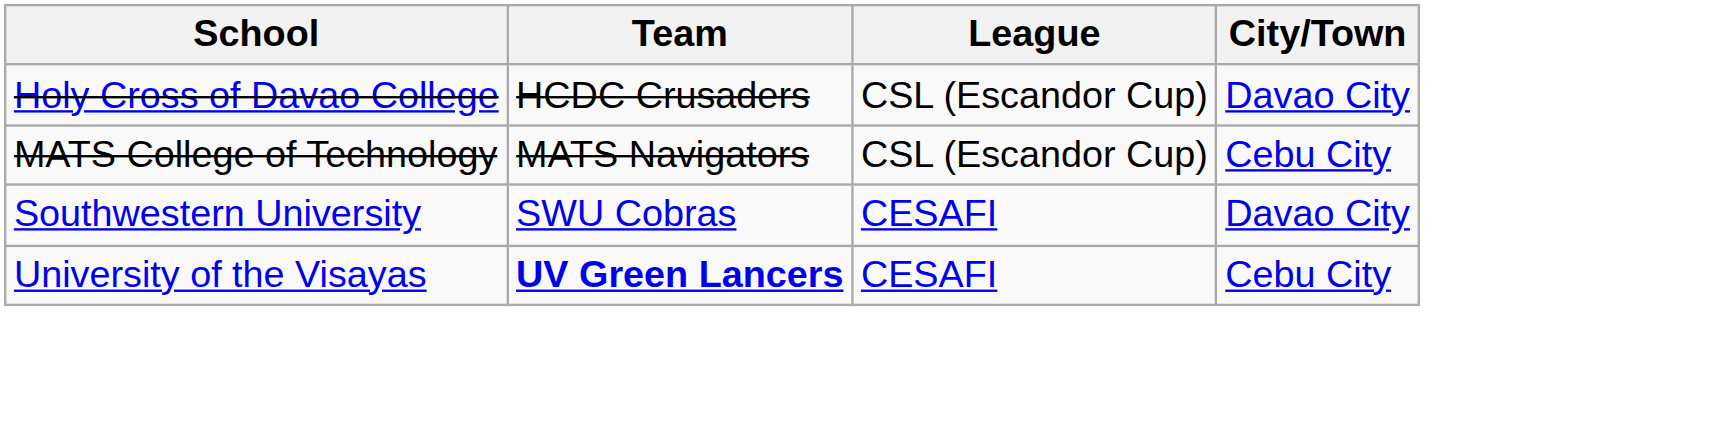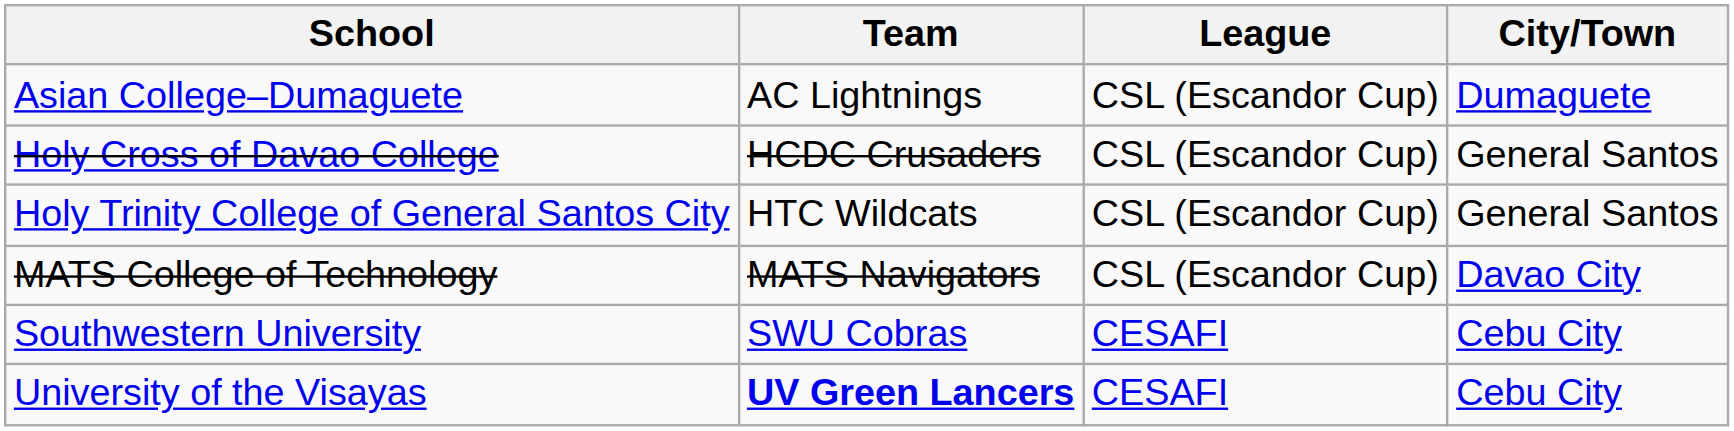+ row: (238, 94)
(1318, 94) Davao City -> (1587, 154) General Santos
+ row: (372, 214)
(1308, 154) Cebu City -> (1549, 273) Davao City
(1318, 214) Davao City -> (1539, 333) Cebu City
